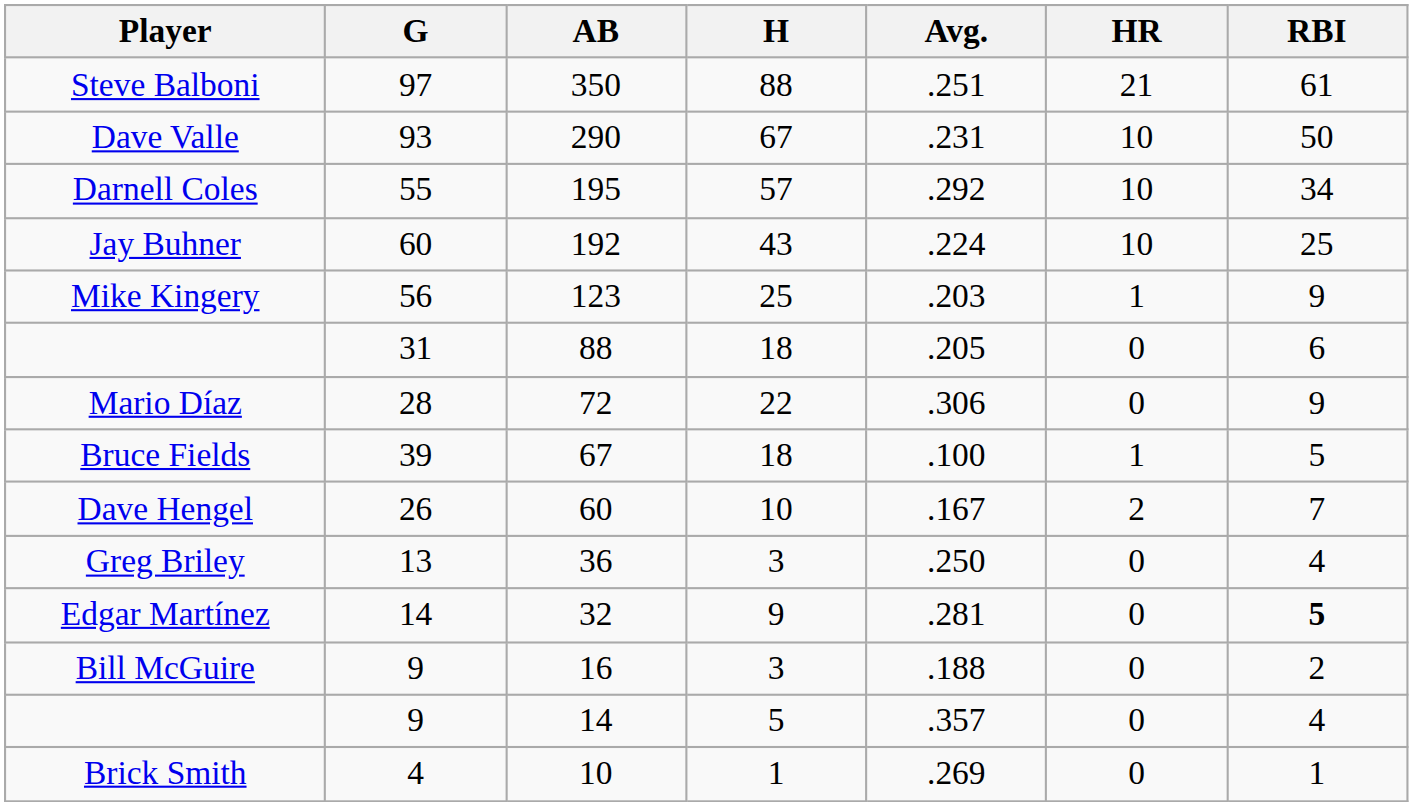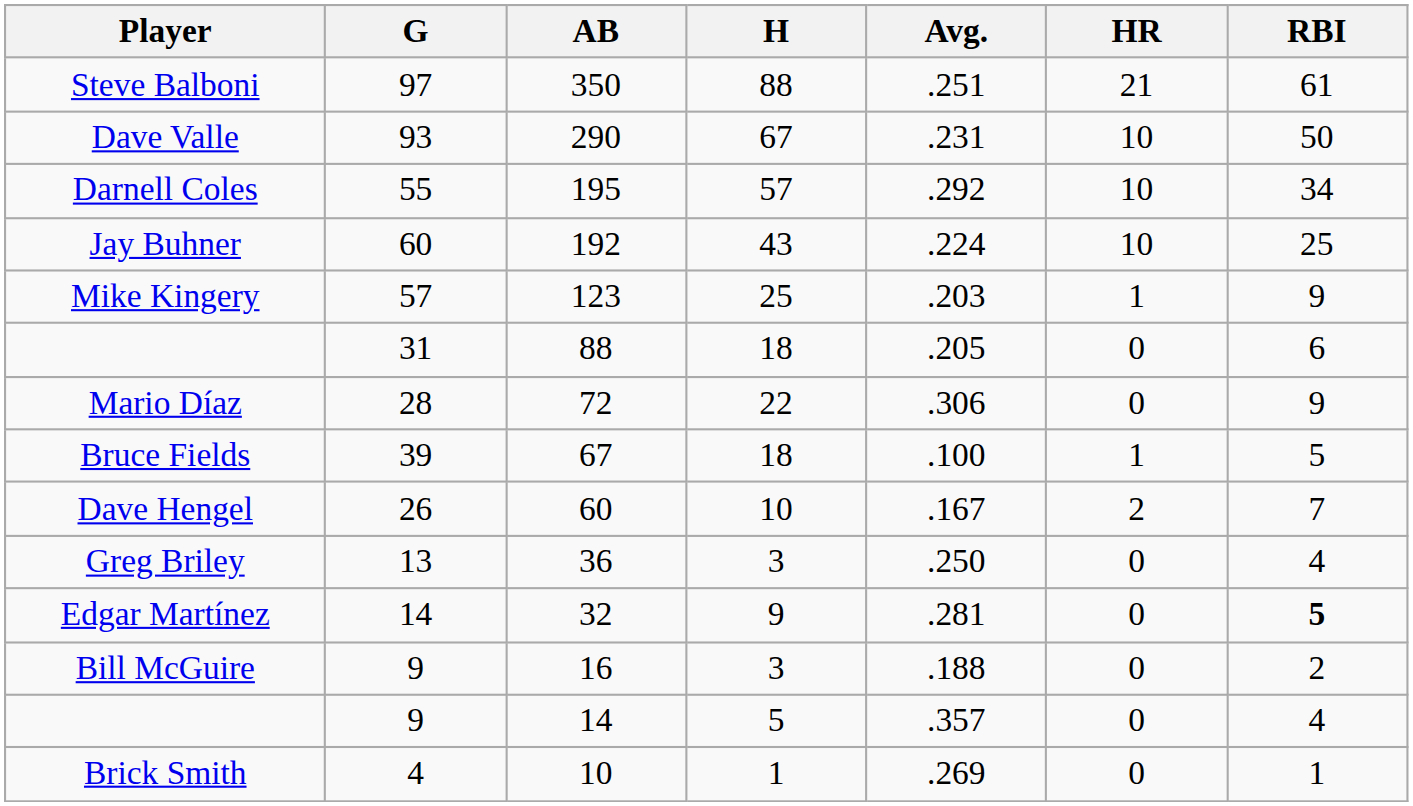(416, 296) 56 -> (416, 296) 57
